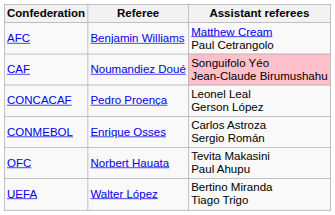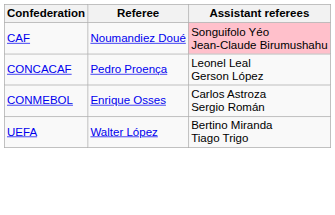- row: (19, 38)
- row: (19, 163)
